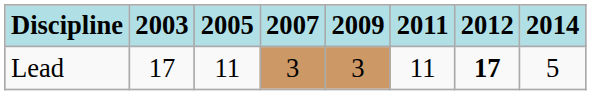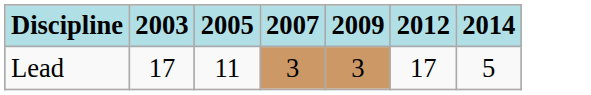- column: (423, 25)
(487, 67) bold -> (423, 67) normal
